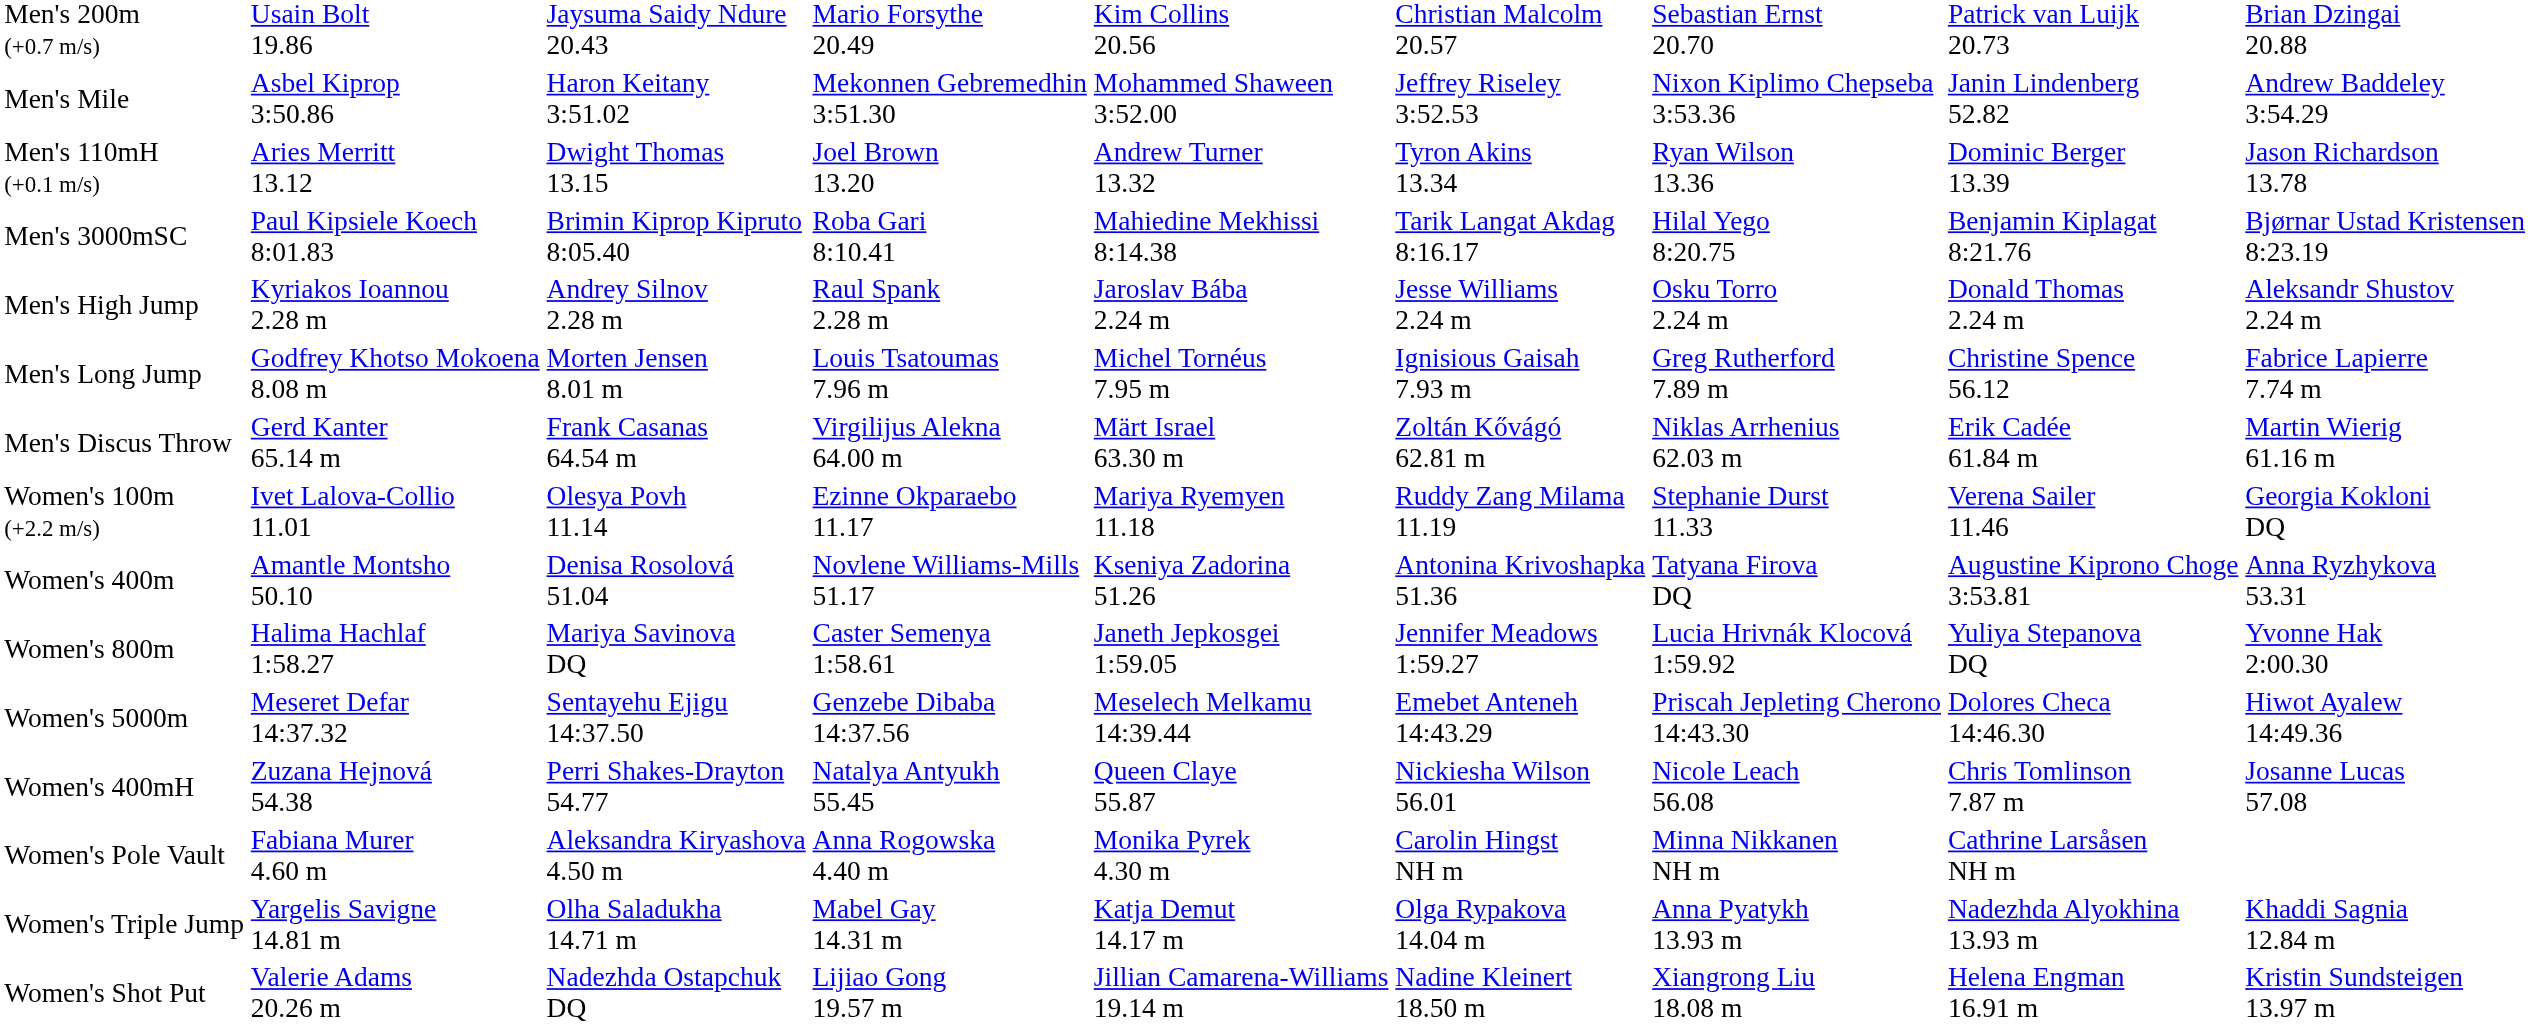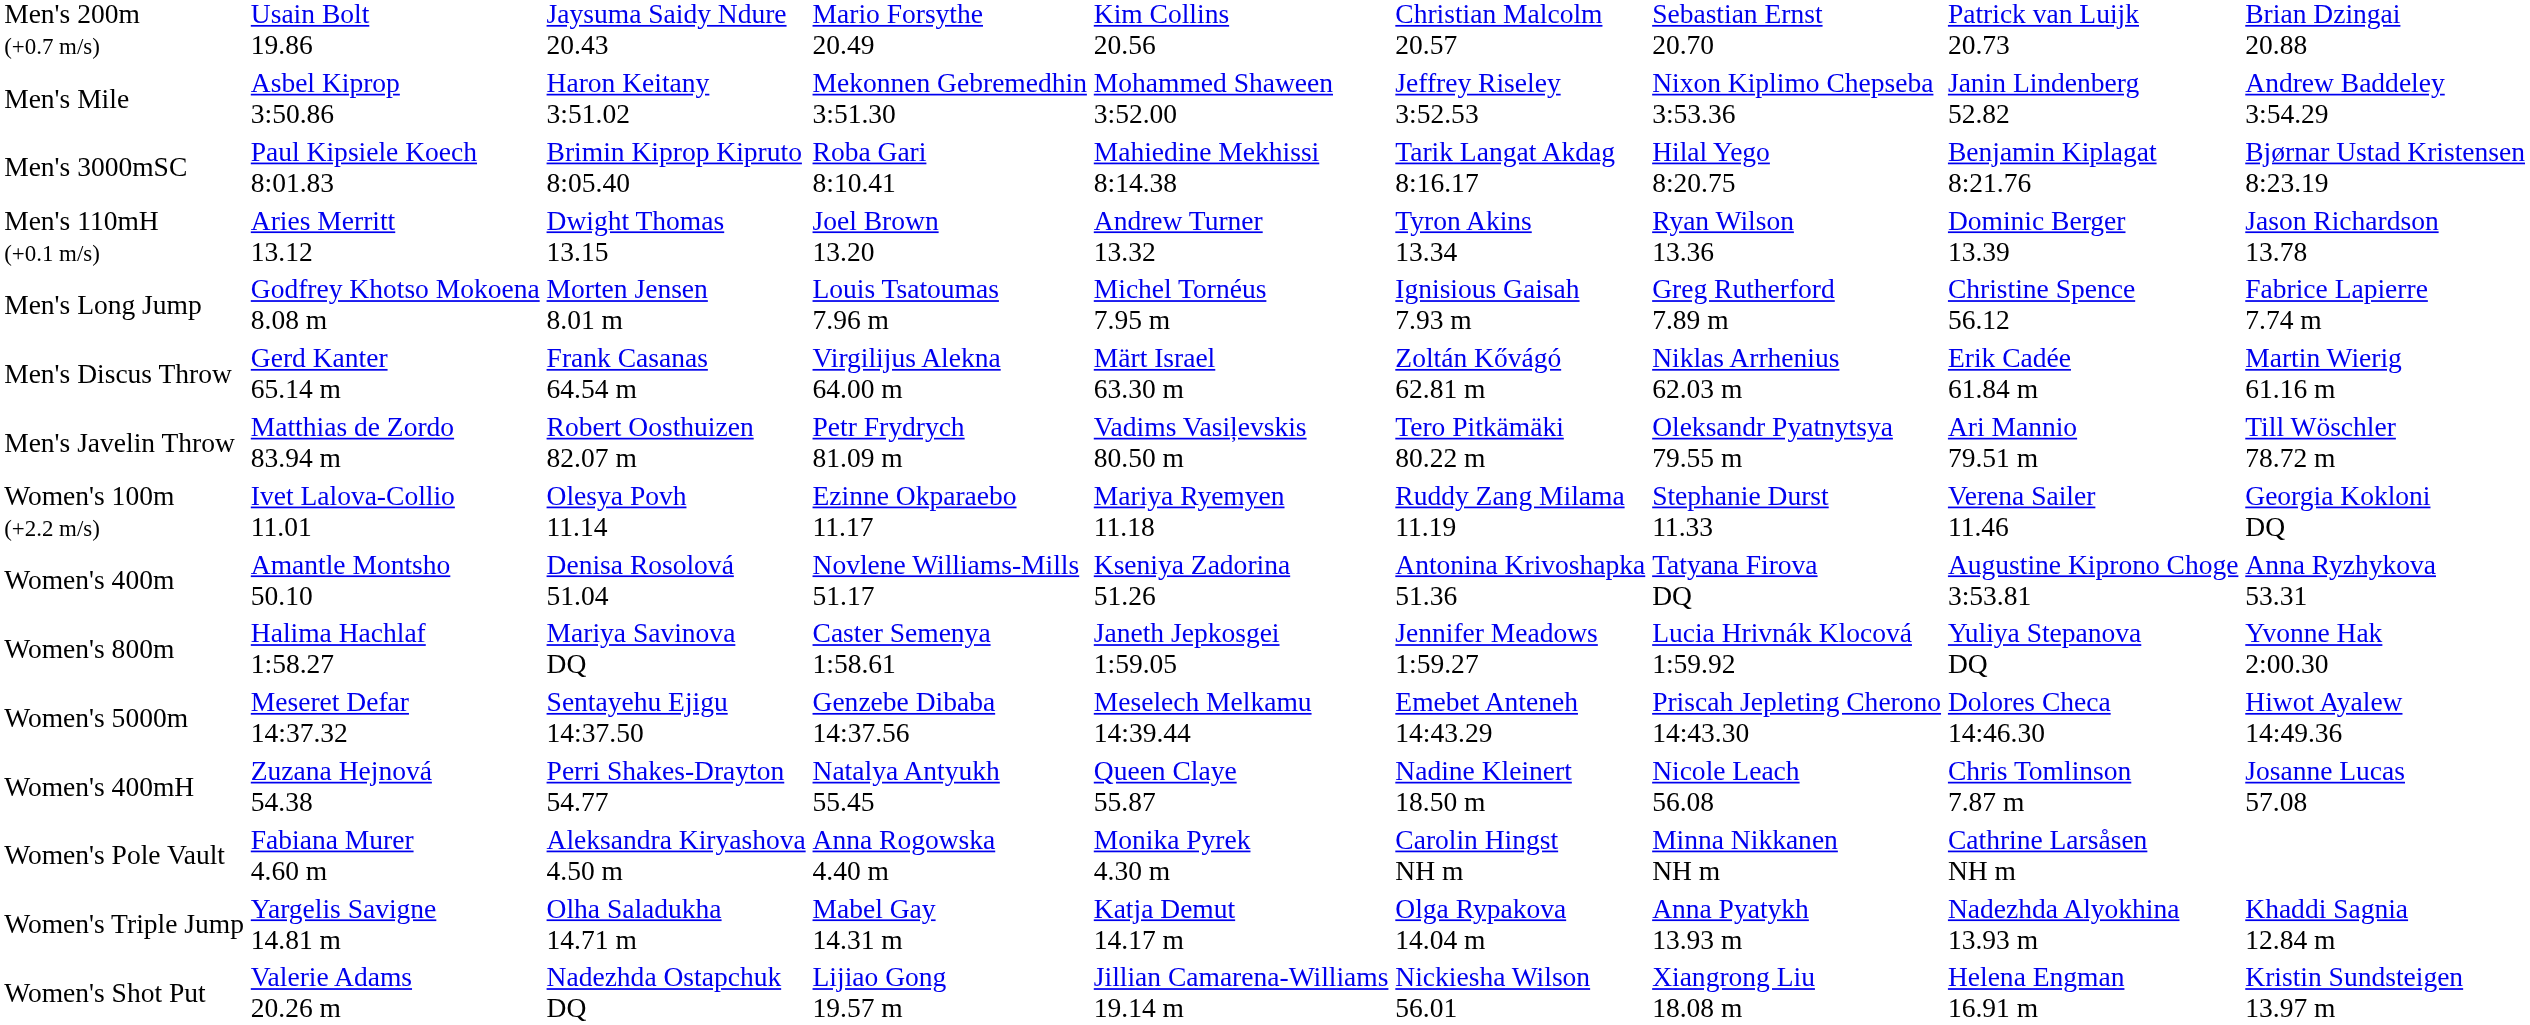rows swapped: (81, 167) <-> (96, 236)
- row: (101, 304)
+ row: (120, 442)
(1493, 786) Nickiesha Wilson 56.01 -> (1484, 786) Nadine Kleinert 18.50 m
(1484, 992) Nadine Kleinert 18.50 m -> (1493, 992) Nickiesha Wilson 56.01
